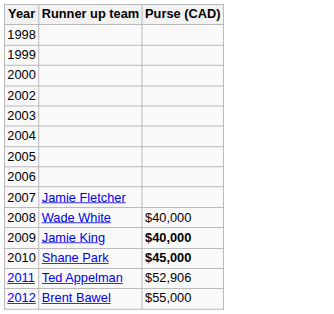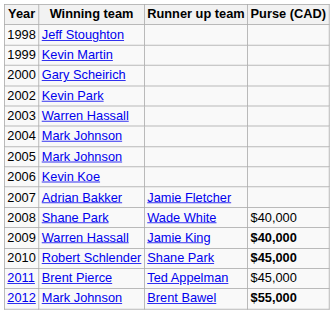+ column: (92, 14)
(168, 278) $52,906 -> (274, 278) $45,000
(168, 298) normal -> (274, 298) bold
